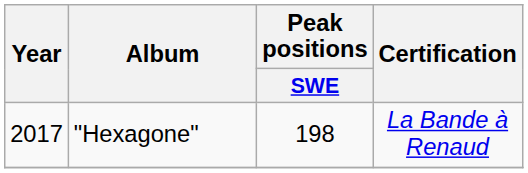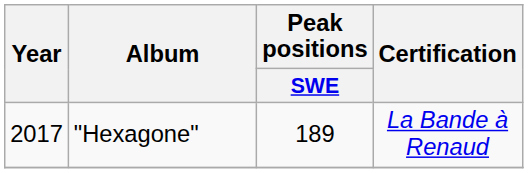(315, 134) 198 -> (315, 134) 189
